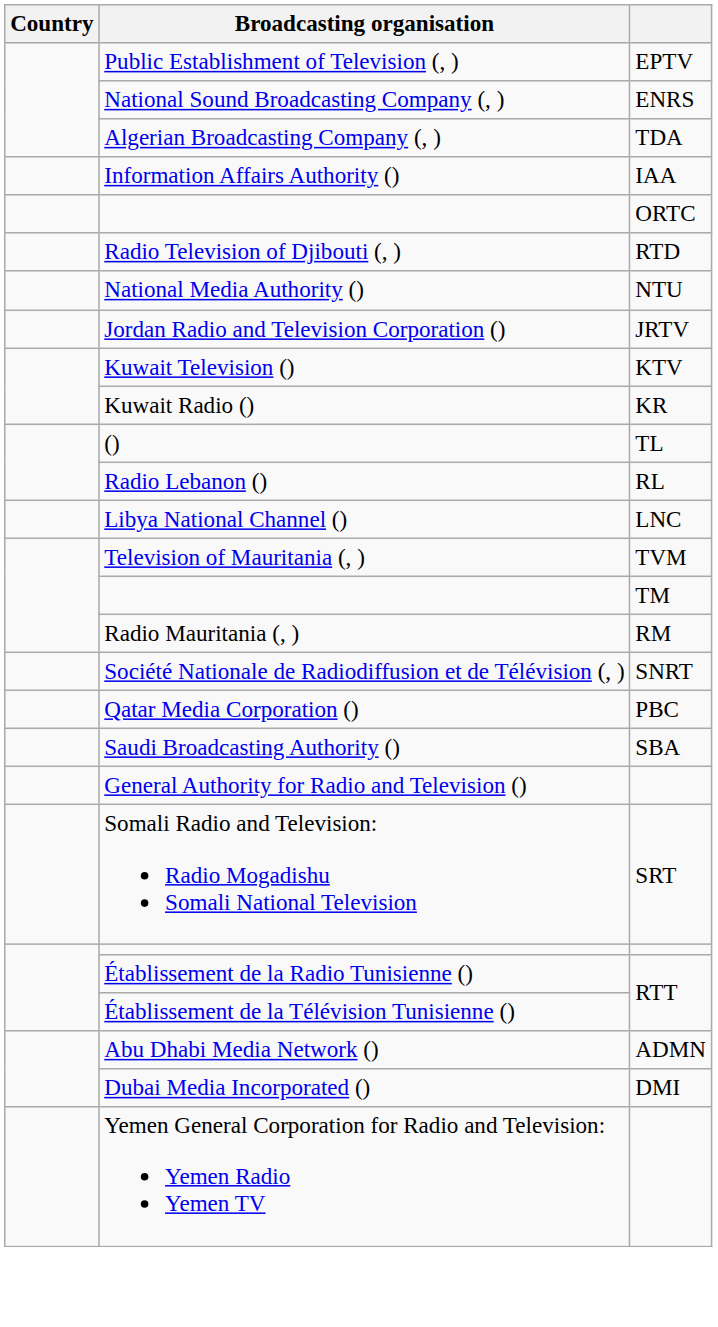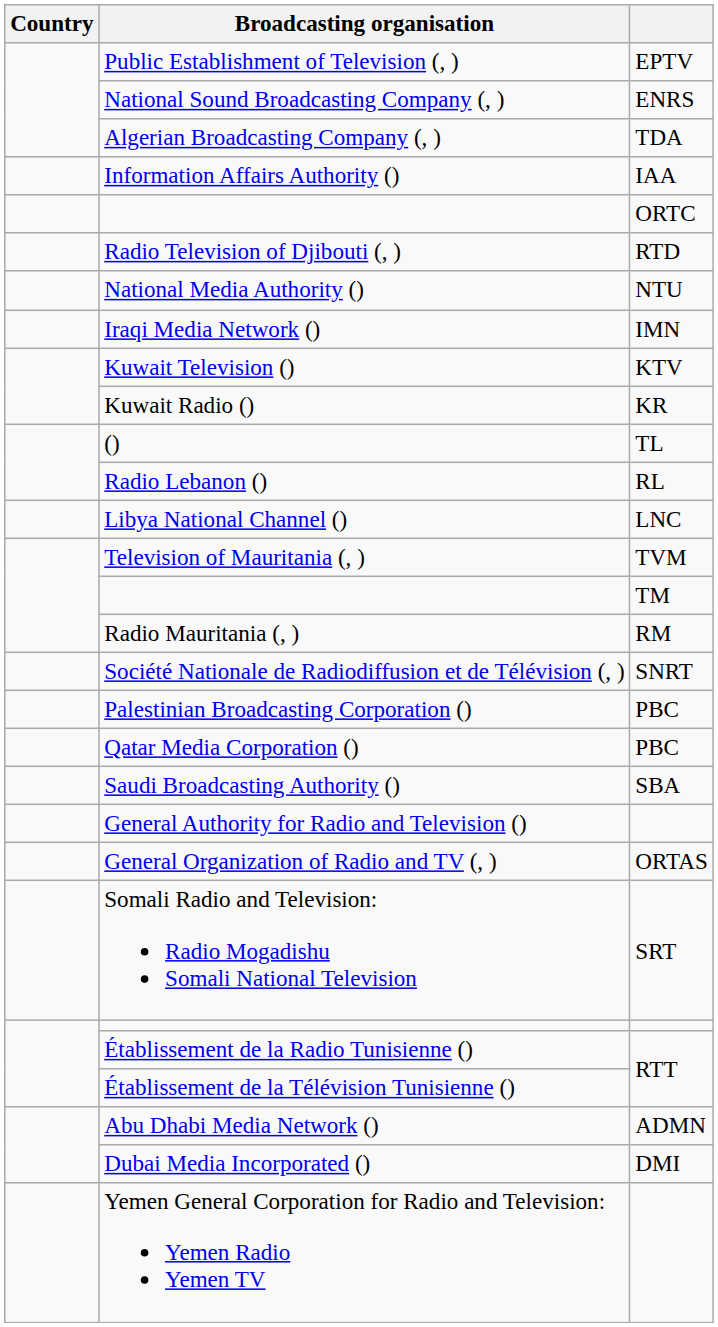+ row: (212, 328)
- row: (305, 328)
+ row: (288, 709)
+ row: (300, 861)
